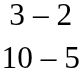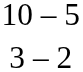rows swapped: (41, 14) <-> (41, 58)
